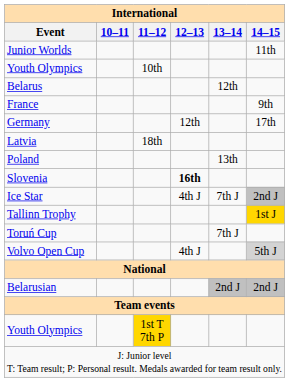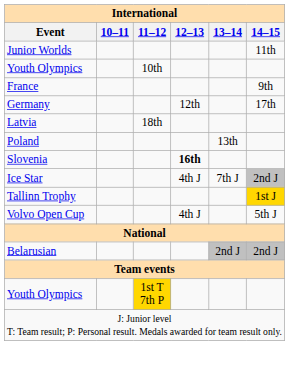- row: (25, 86)
- row: (32, 232)
(266, 251) lightgrey background -> (266, 214) no background
